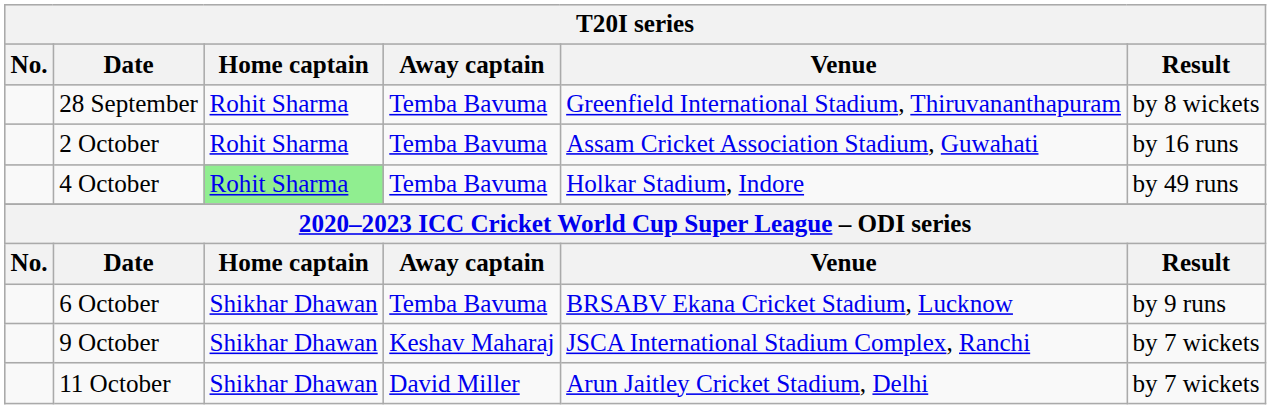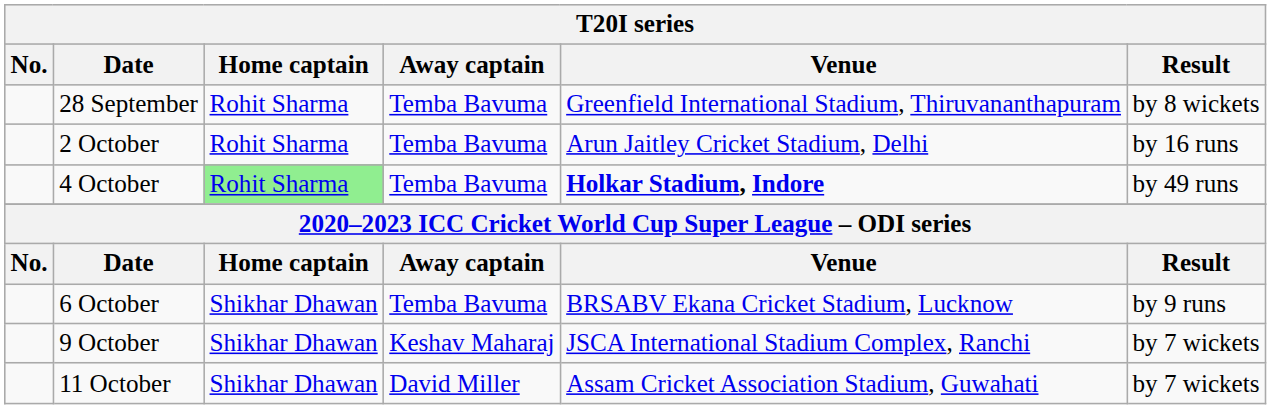(802, 143) Assam Cricket Association Stadium, Guwahati -> (747, 143) Arun Jaitley Cricket Stadium, Delhi
(685, 183) normal -> (695, 183) bold
(747, 382) Arun Jaitley Cricket Stadium, Delhi -> (802, 382) Assam Cricket Association Stadium, Guwahati
